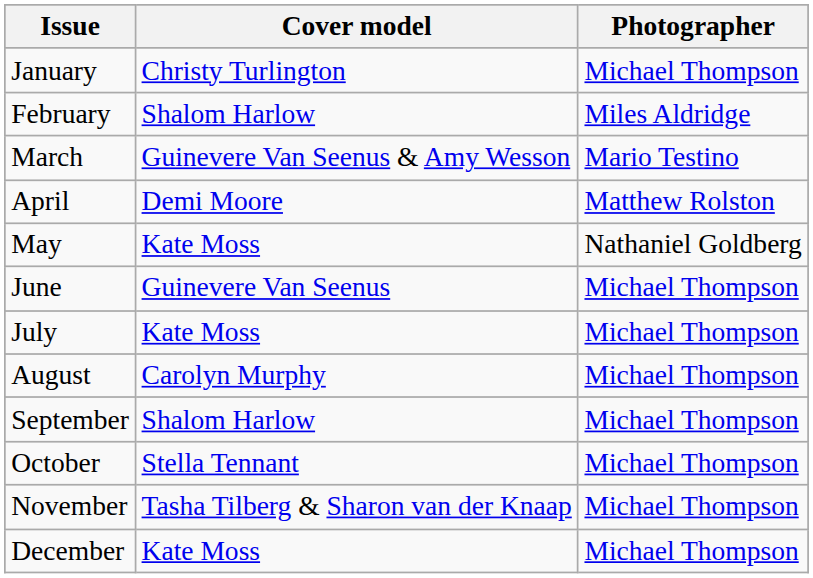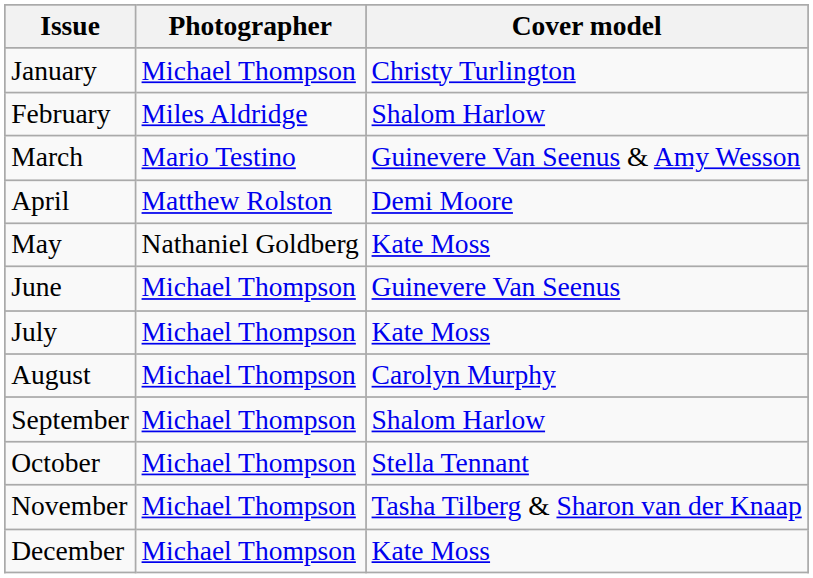columns swapped: (357, 26) <-> (693, 26)
